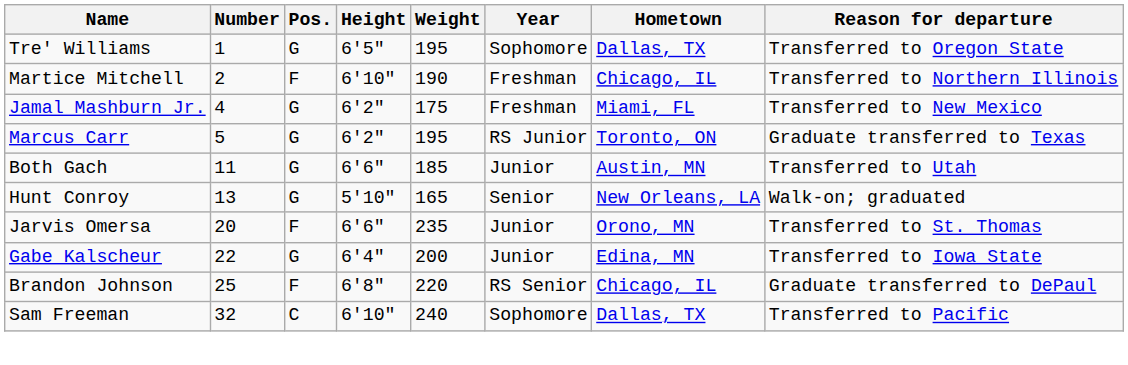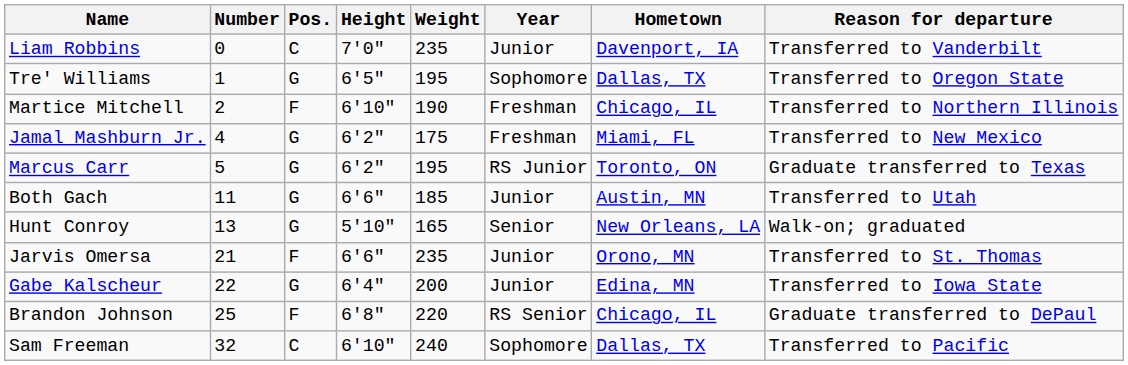+ row: (75, 49)
(225, 227) 20 -> (225, 257) 21
